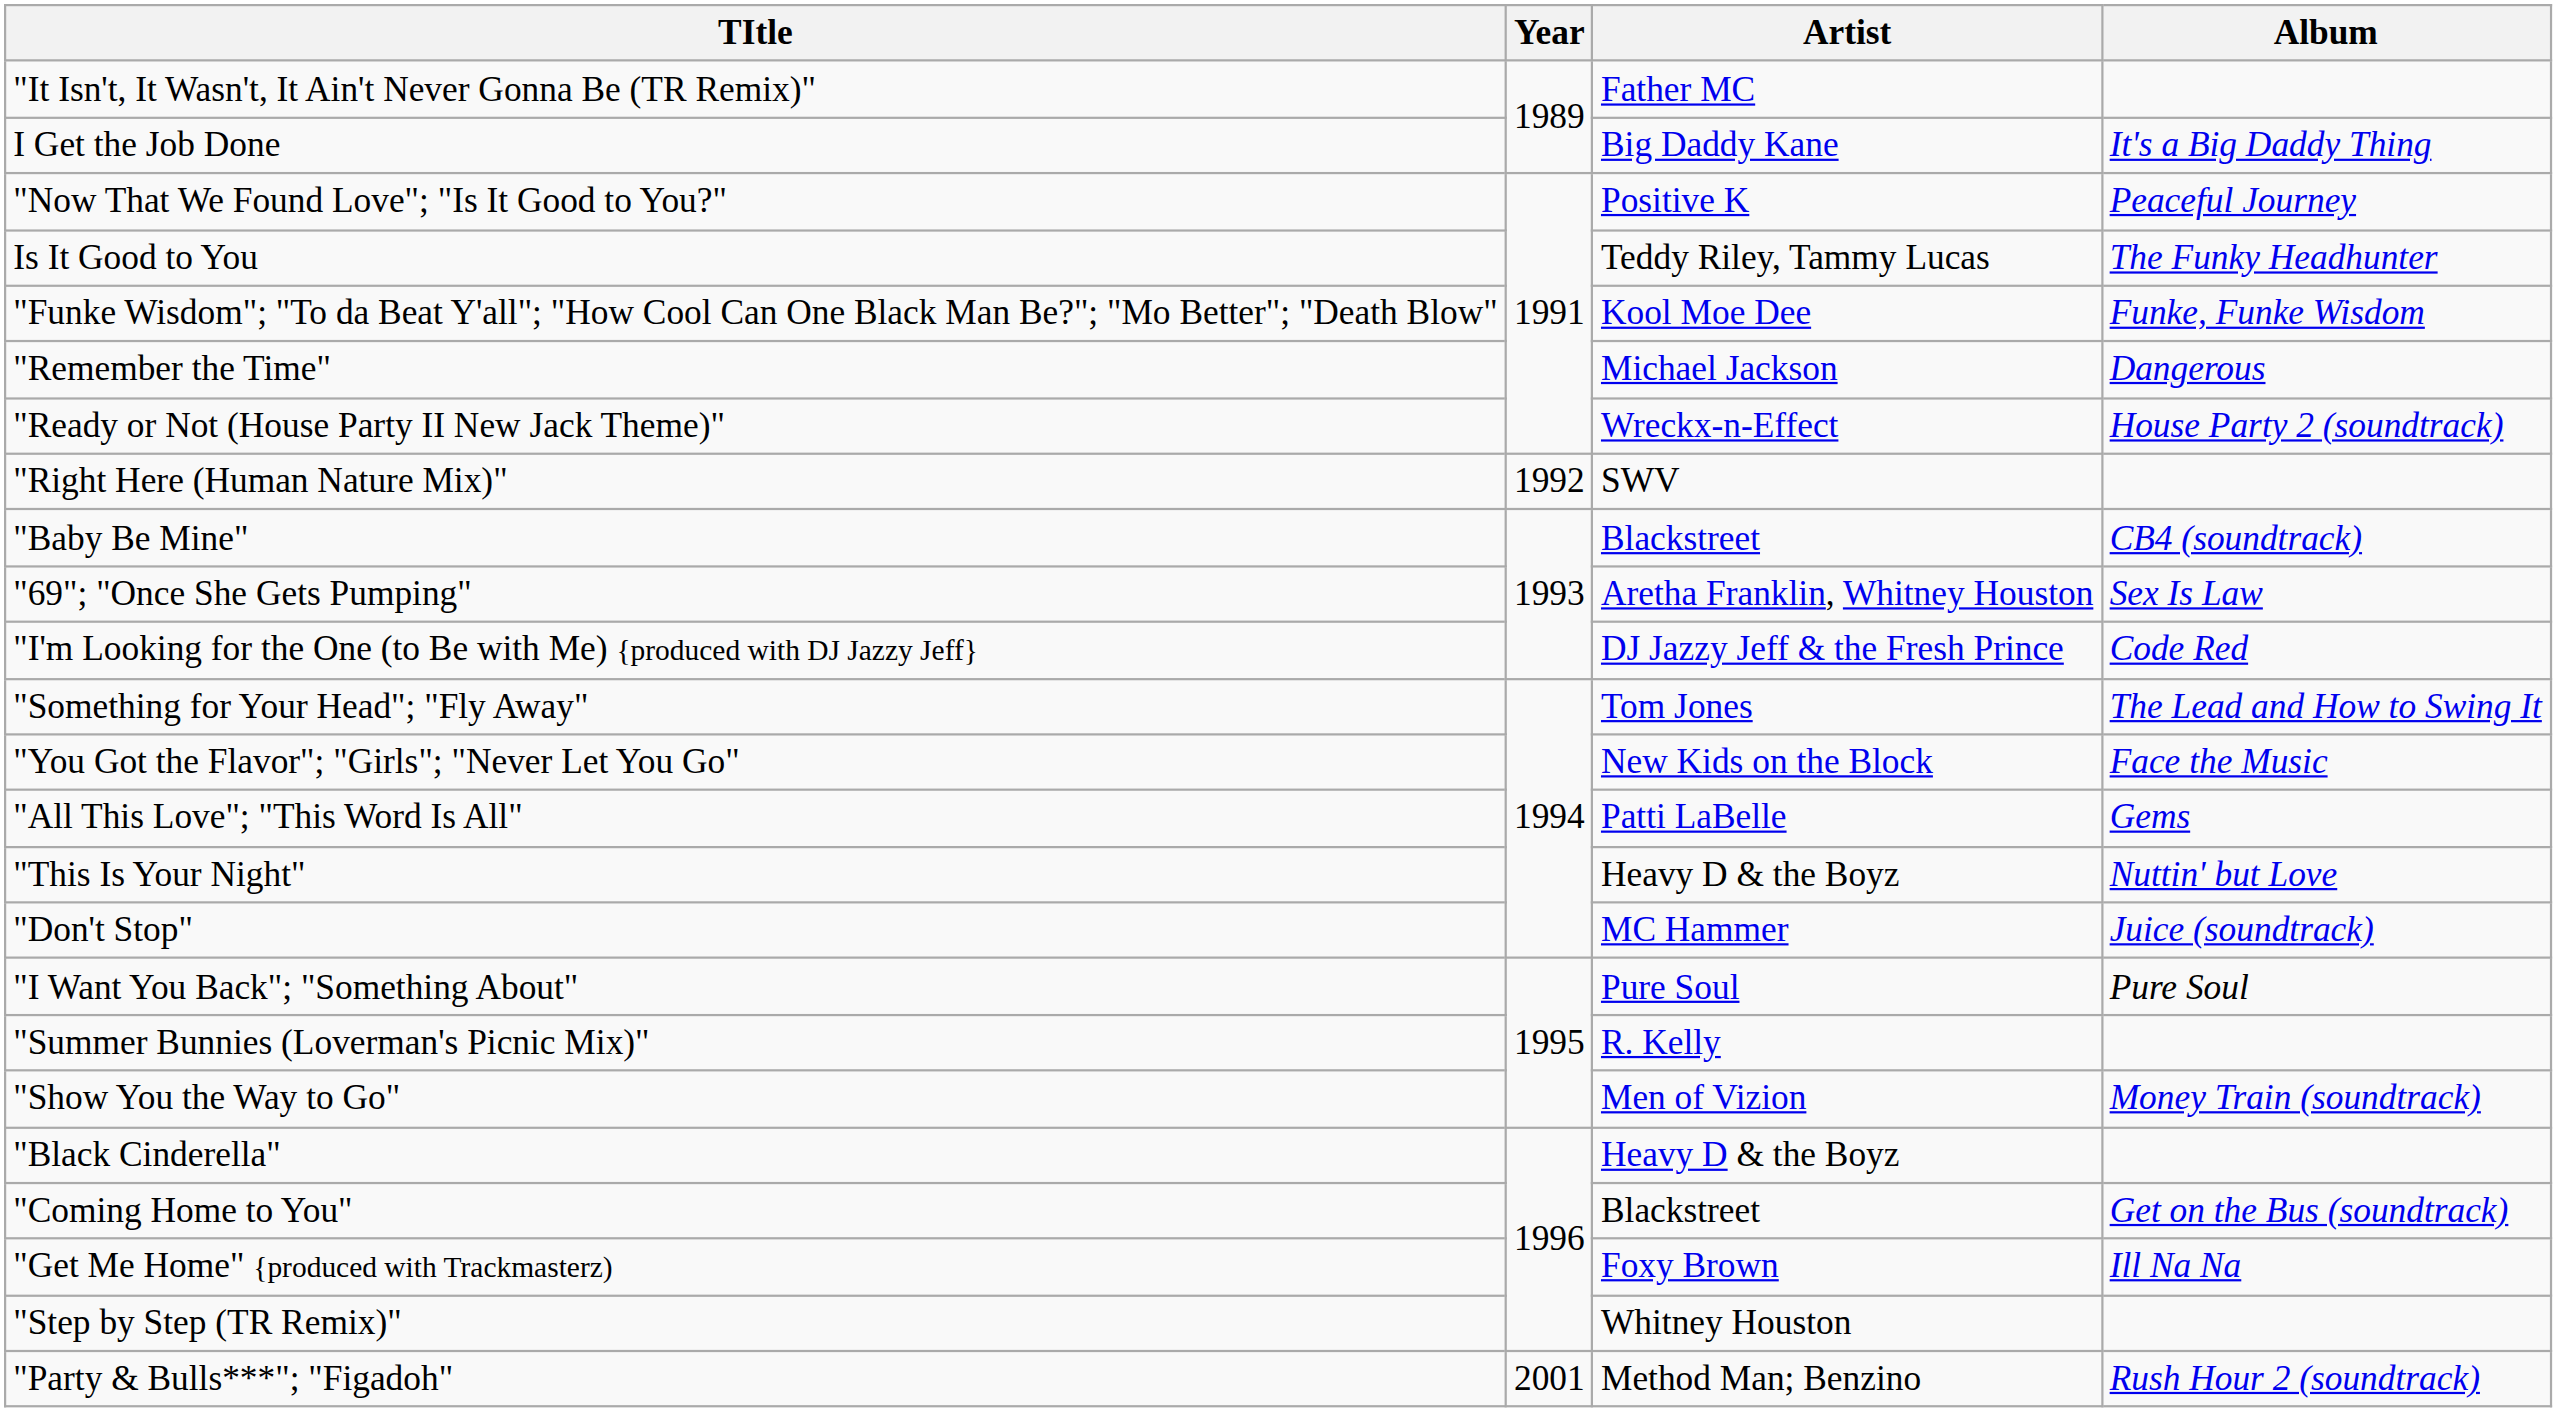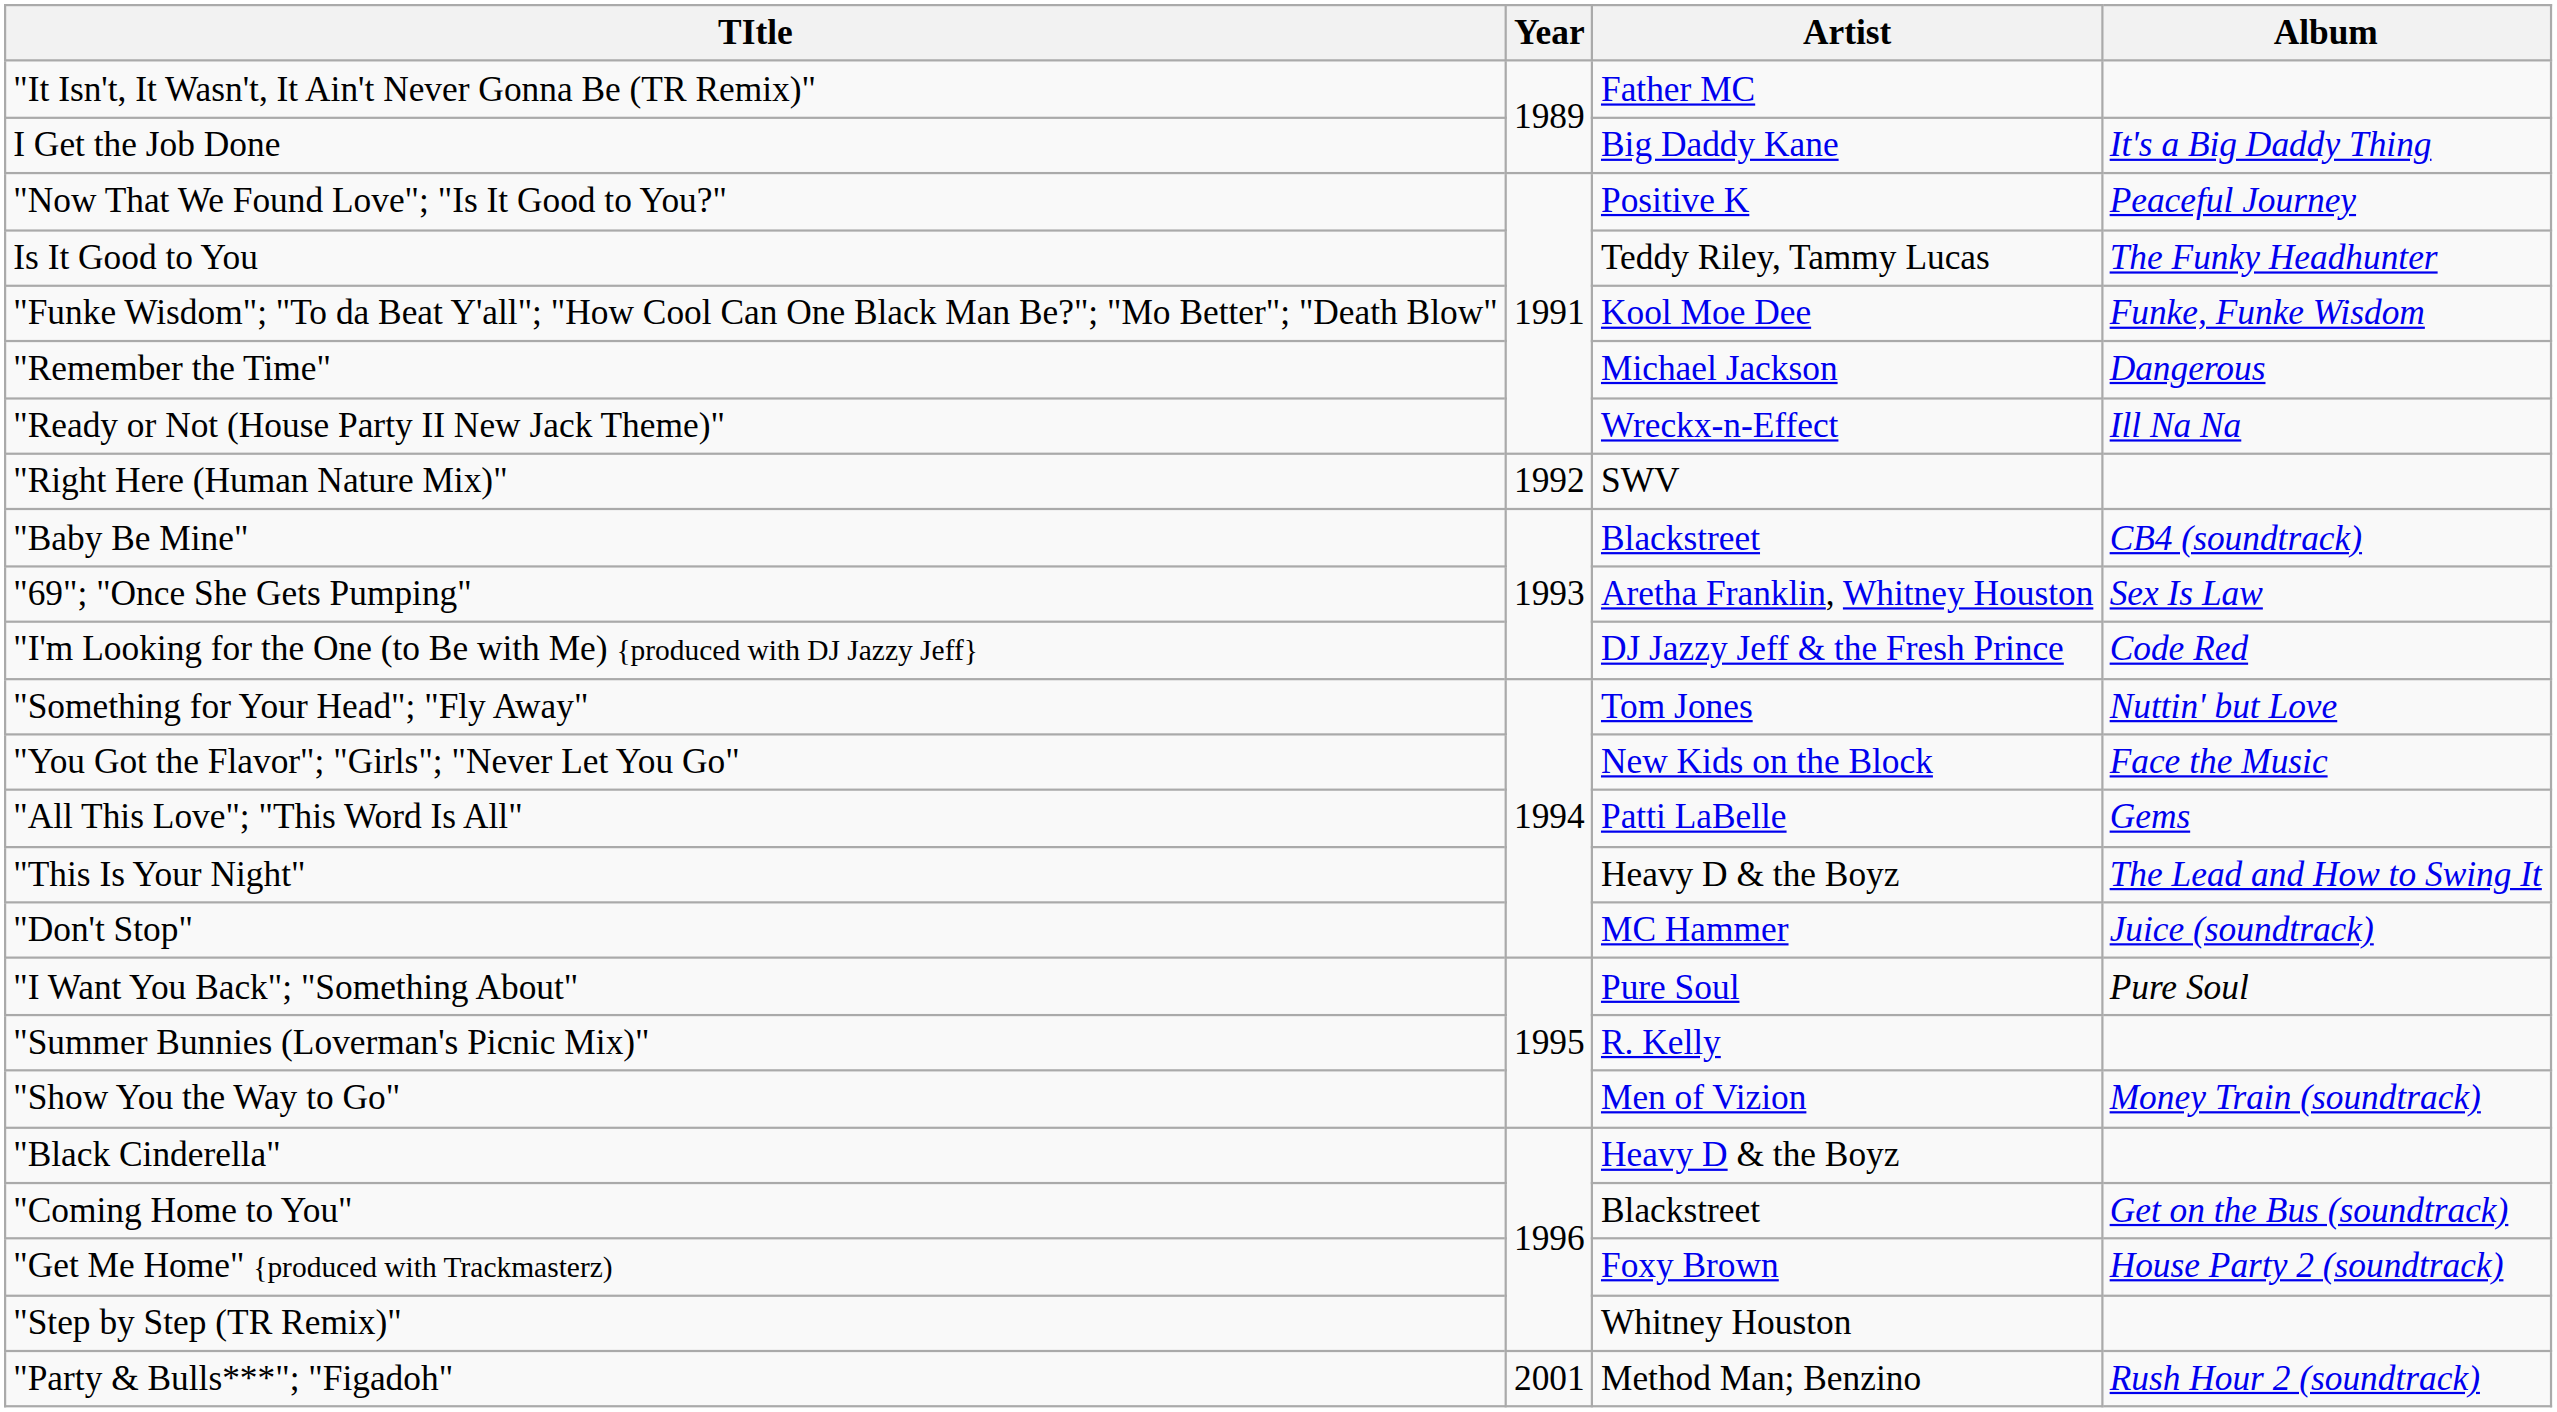(2307, 425) House Party 2 (soundtrack) -> (2175, 425) Ill Na Na
(2326, 705) The Lead and How to Swing It -> (2223, 705) Nuttin' but Love
(2223, 873) Nuttin' but Love -> (2326, 873) The Lead and How to Swing It
(2175, 1266) Ill Na Na -> (2307, 1266) House Party 2 (soundtrack)
